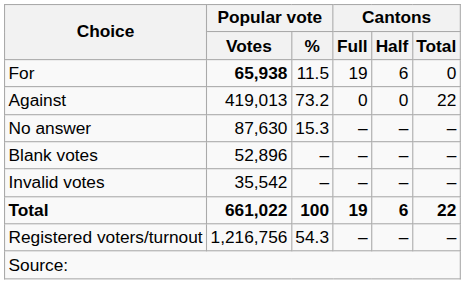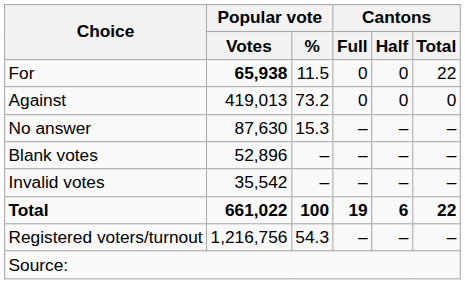(358, 73) 19 -> (363, 73) 0
(403, 73) 6 -> (403, 73) 0
(451, 73) 0 -> (447, 73) 22
(447, 100) 22 -> (451, 100) 0
